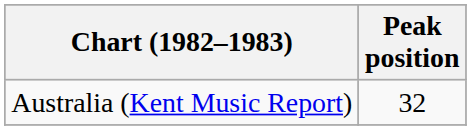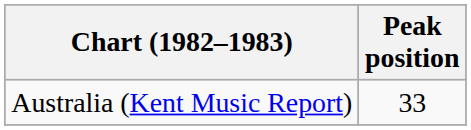(412, 102) 32 -> (412, 102) 33
